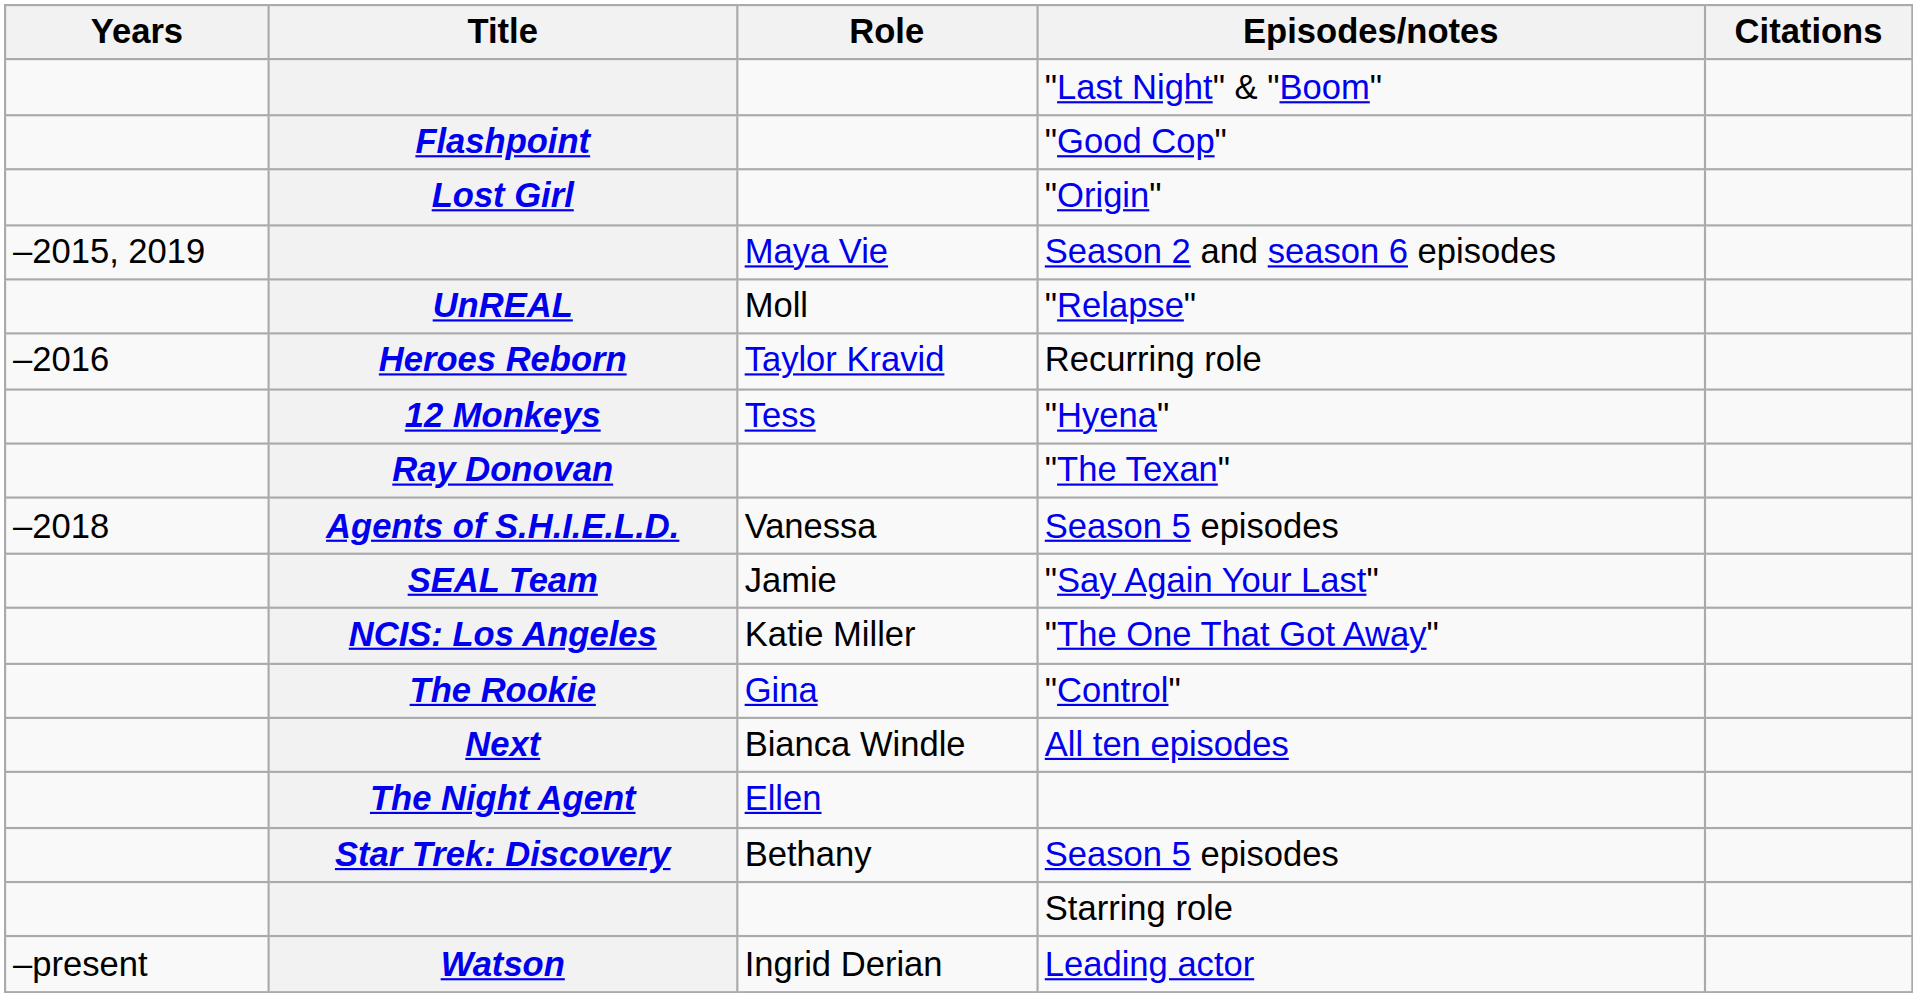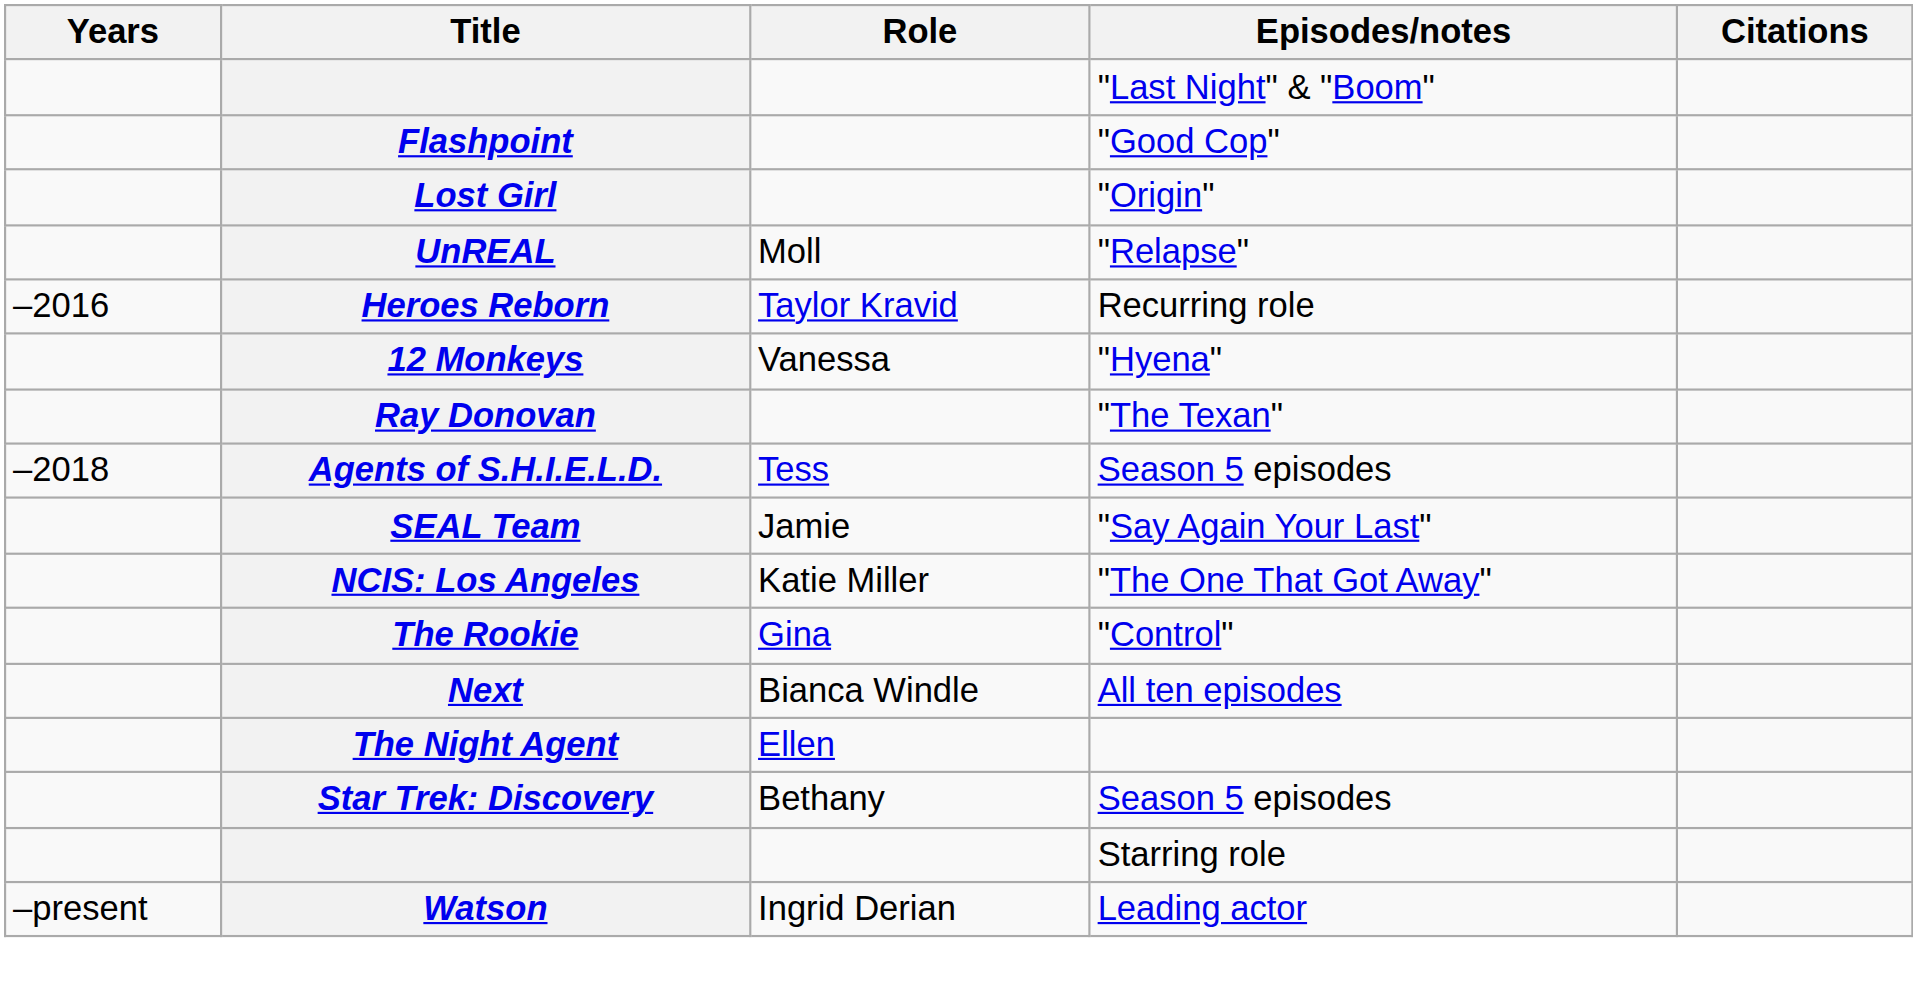- row: (503, 252)
(780, 415) Tess -> (824, 360) Vanessa
(811, 525) Vanessa -> (794, 470) Tess
